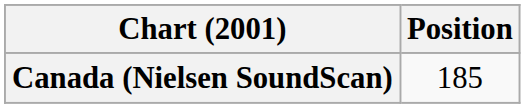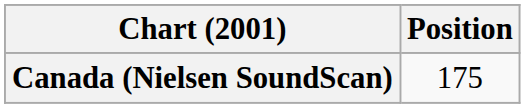(460, 77) 185 -> (460, 77) 175
